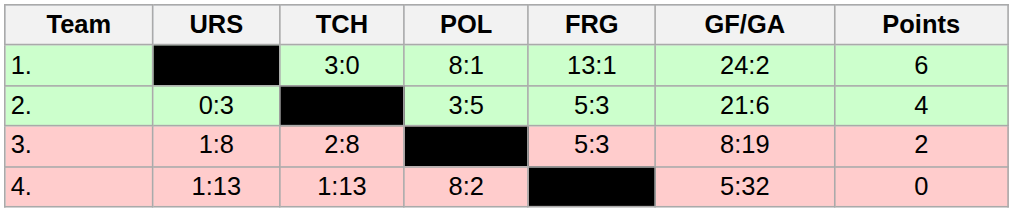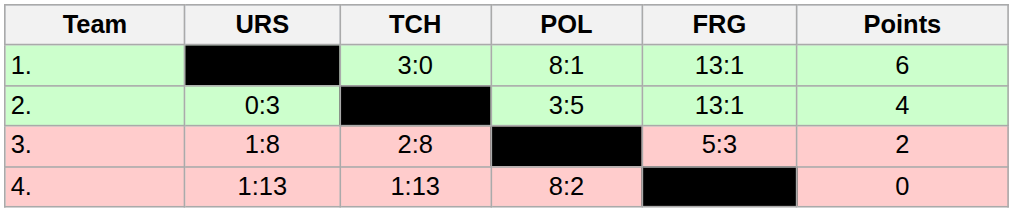- column: (745, 24)
(592, 105) 5:3 -> (719, 105) 13:1
